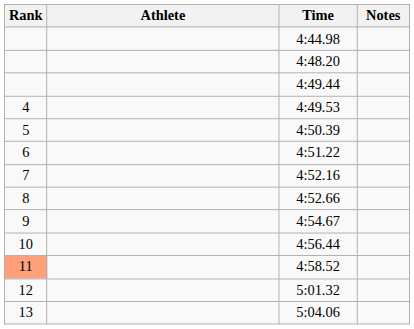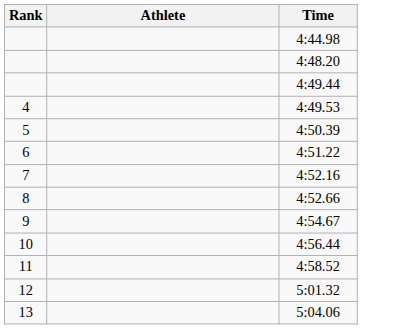- column: (383, 15)
(26, 267) lightsalmon background -> (26, 267) no background
